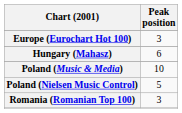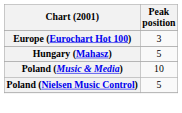(159, 54) 6 -> (159, 54) 5
- row: (72, 100)
